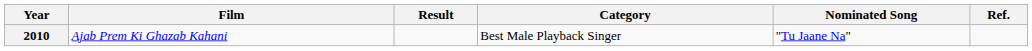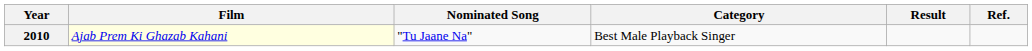columns swapped: (871, 14) <-> (436, 14)
(149, 35) no background -> (149, 35) lightyellow background
